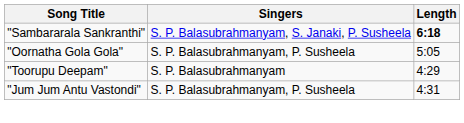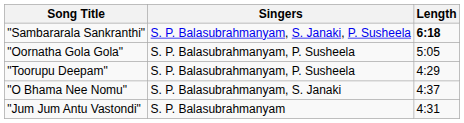(218, 71) S. P. Balasubrahmanyam -> (253, 71) S. P. Balasubrahmanyam, P. Susheela
+ row: (67, 90)
(253, 90) S. P. Balasubrahmanyam, P. Susheela -> (218, 109) S. P. Balasubrahmanyam
